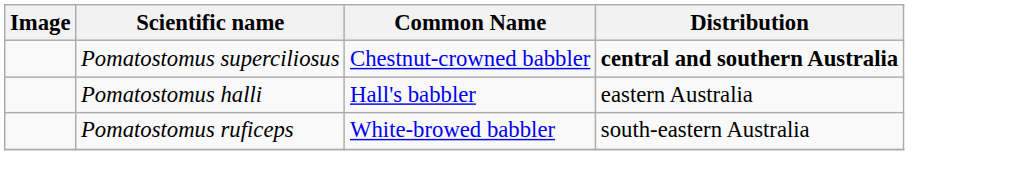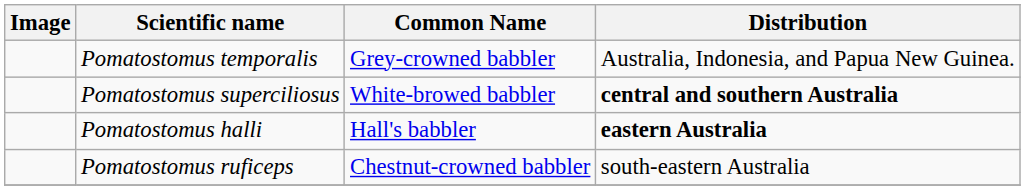+ row: (199, 58)
(470, 58) Chestnut-crowned babbler -> (453, 94) White-browed babbler
(677, 94) normal -> (684, 130) bold
(453, 130) White-browed babbler -> (470, 166) Chestnut-crowned babbler
